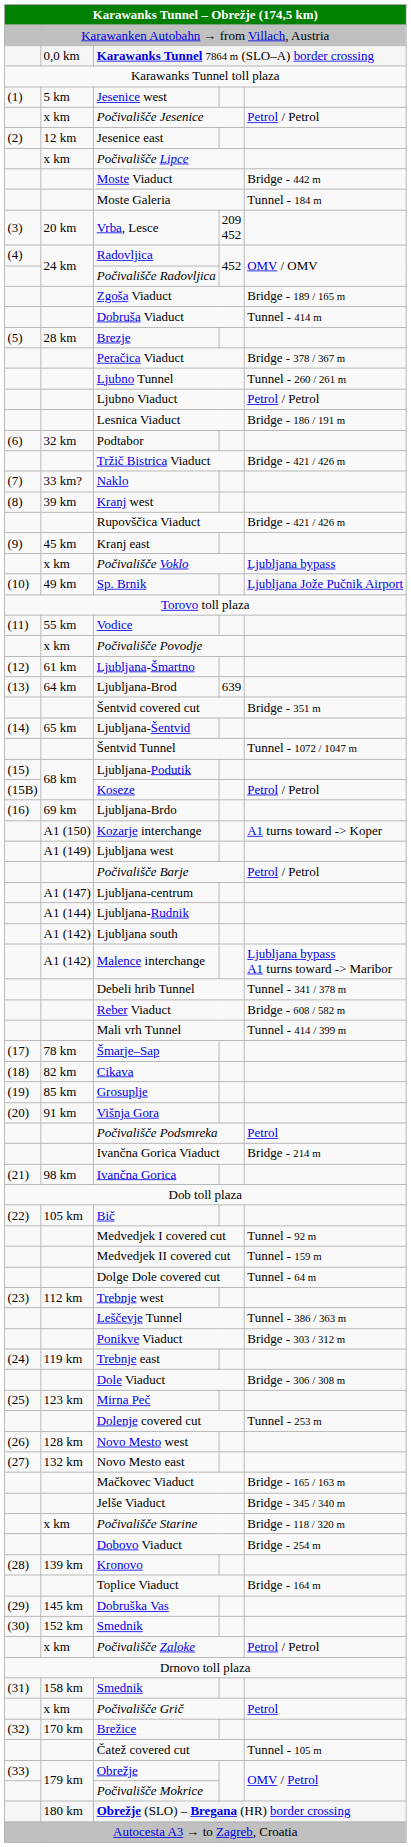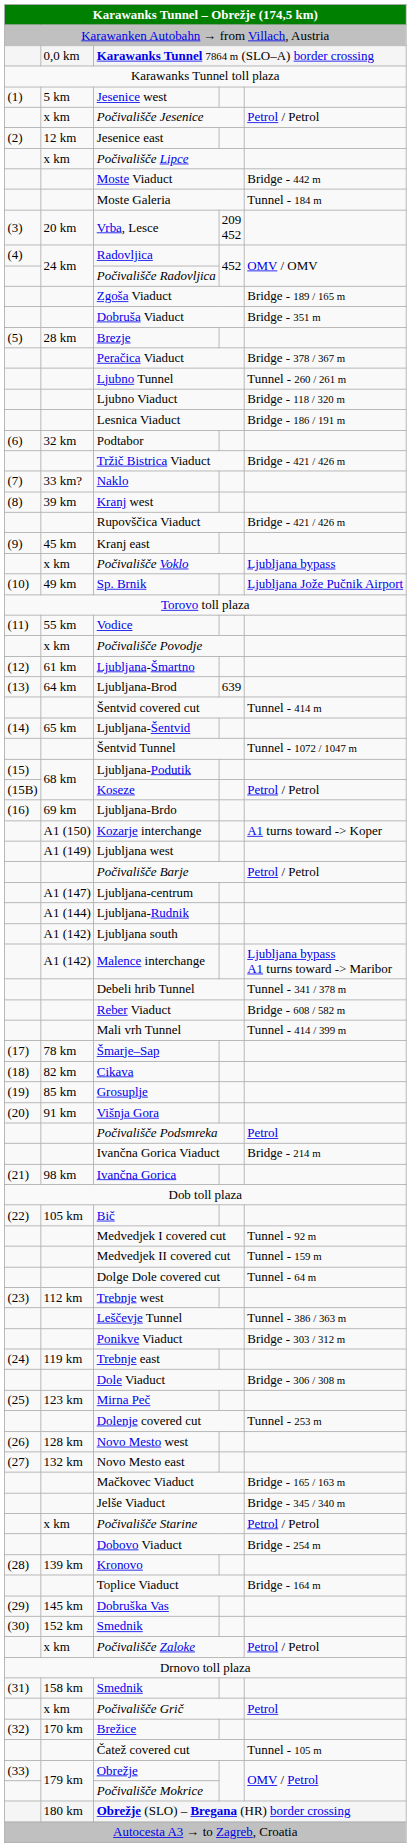(284, 317) Tunnel - 414 m -> (284, 317) Bridge - 351 m
(283, 399) Petrol / Petrol -> (296, 399) Bridge - 118 / 320 m
(284, 707) Bridge - 351 m -> (284, 707) Tunnel - 414 m
(296, 1523) Bridge - 118 / 320 m -> (283, 1523) Petrol / Petrol
